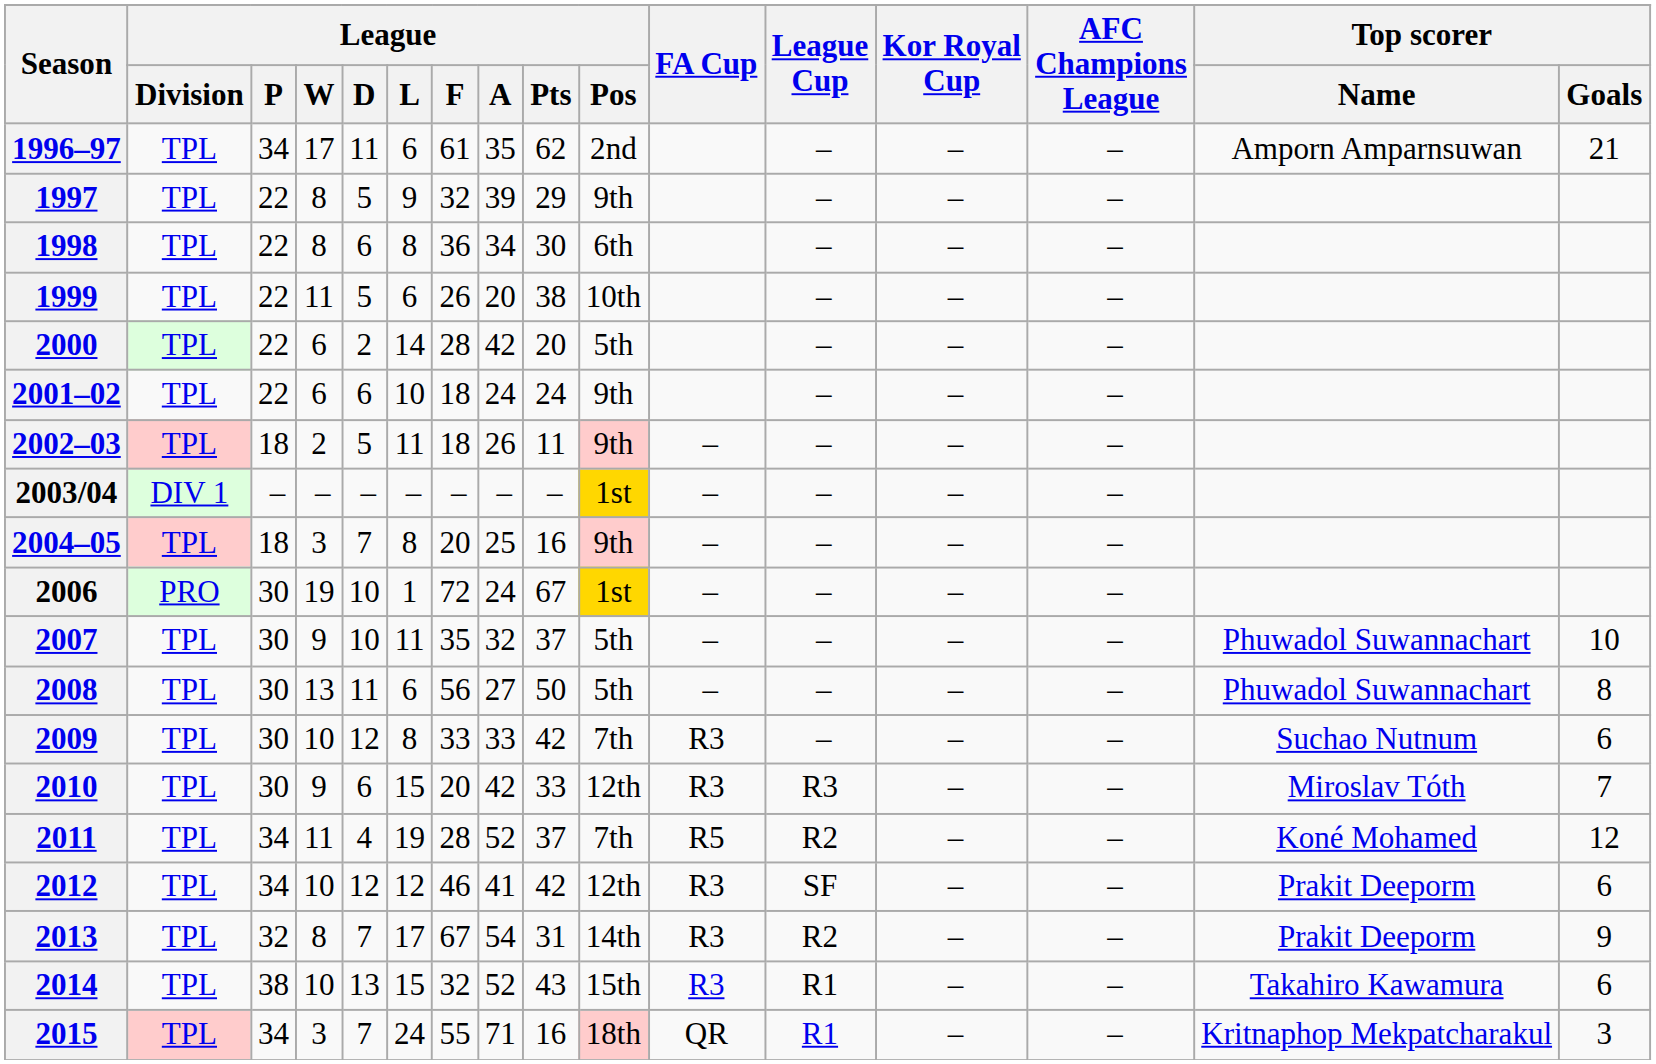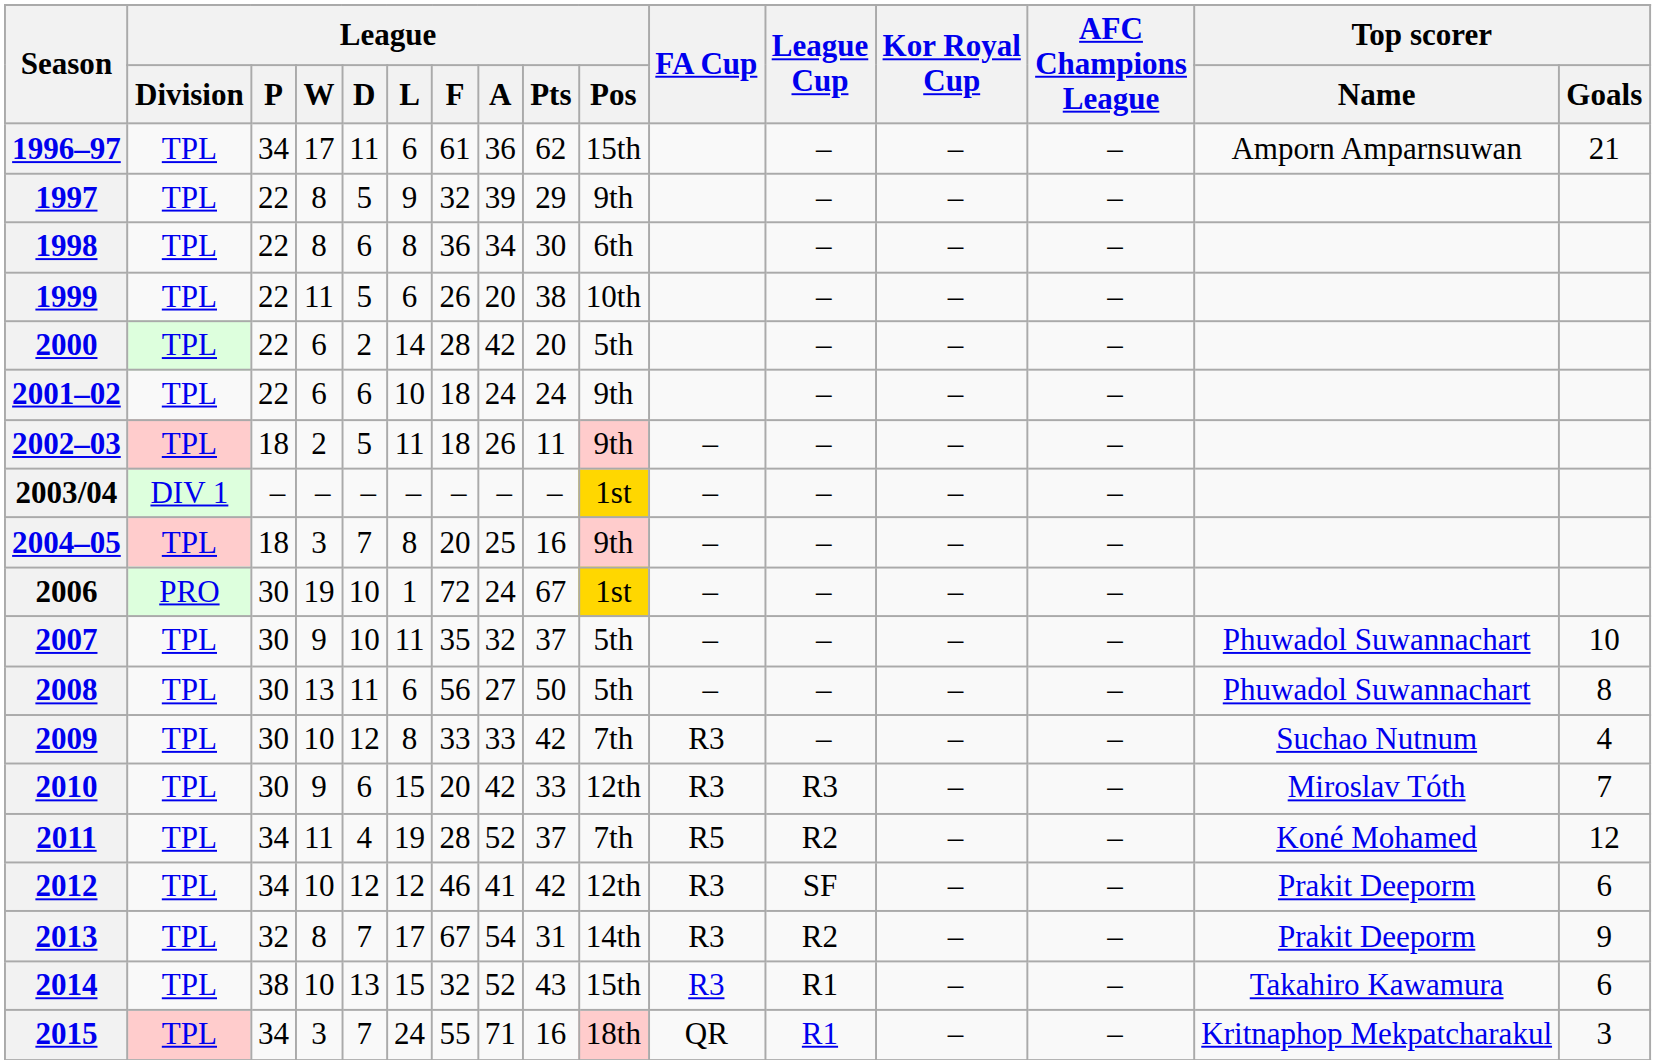(500, 148) 35 -> (500, 148) 36
(613, 148) 2nd -> (613, 148) 15th
(1604, 738) 6 -> (1604, 738) 4
